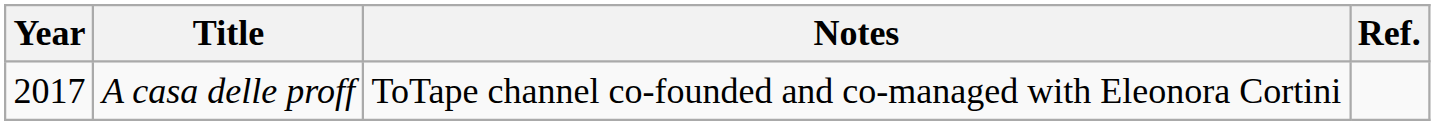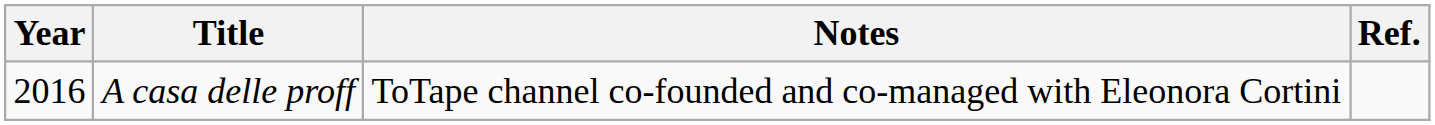(49, 90) 2017 -> (49, 90) 2016
